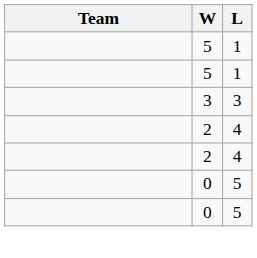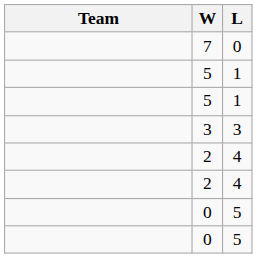+ row: (207, 45)
